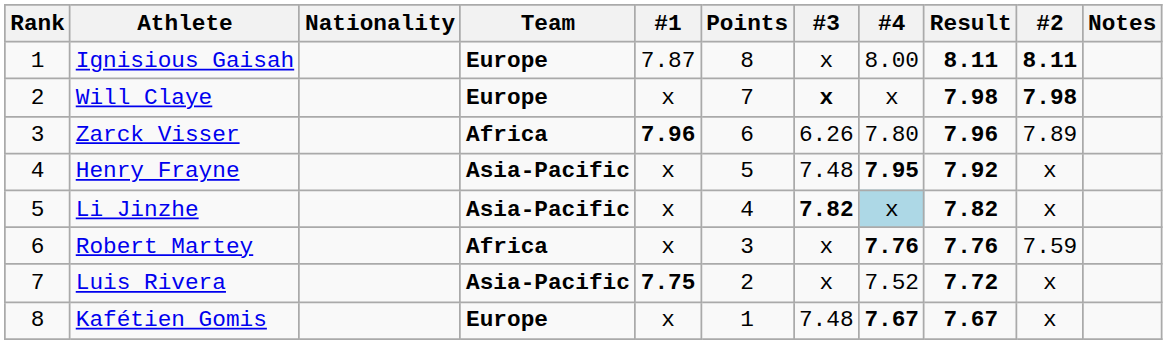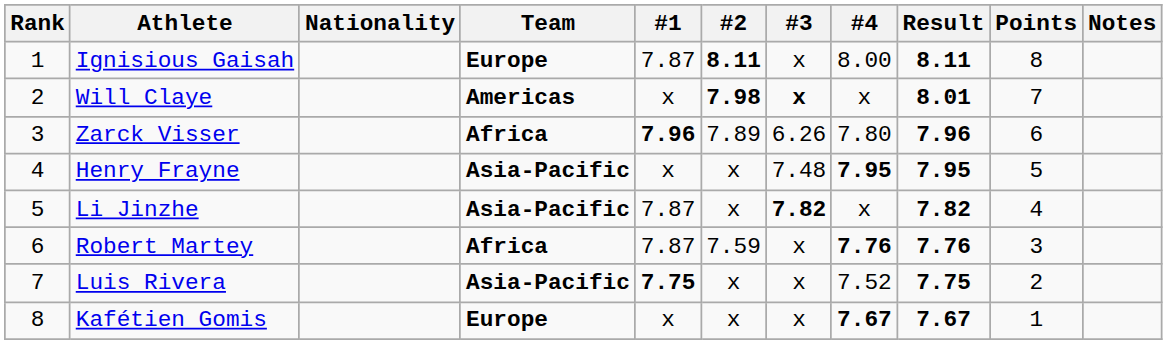columns swapped: (1050, 23) <-> (747, 23)
(507, 98) Europe -> (521, 98) Americas
(971, 98) 7.98 -> (944, 98) 8.01
(971, 172) 7.92 -> (944, 172) 7.95
(668, 209) x -> (668, 209) 7.87
(892, 209) lightblue background -> (864, 209) no background
(668, 246) x -> (668, 246) 7.87
(971, 283) 7.72 -> (944, 283) 7.75
(826, 320) 7.48 -> (799, 320) x
